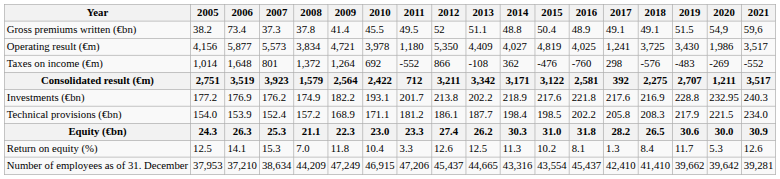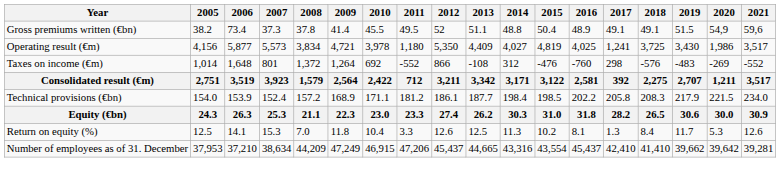(511, 64) 362 -> (511, 64) 312
- row: (46, 98)
